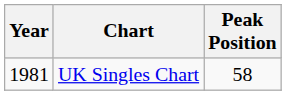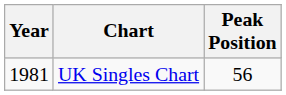(242, 74) 58 -> (242, 74) 56
